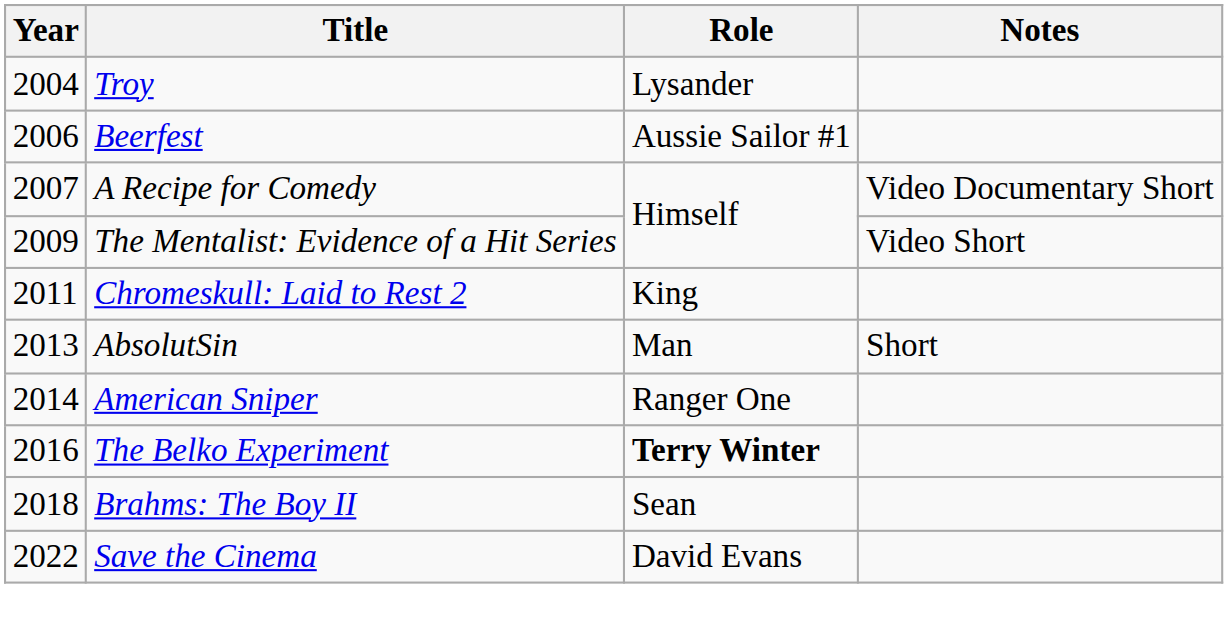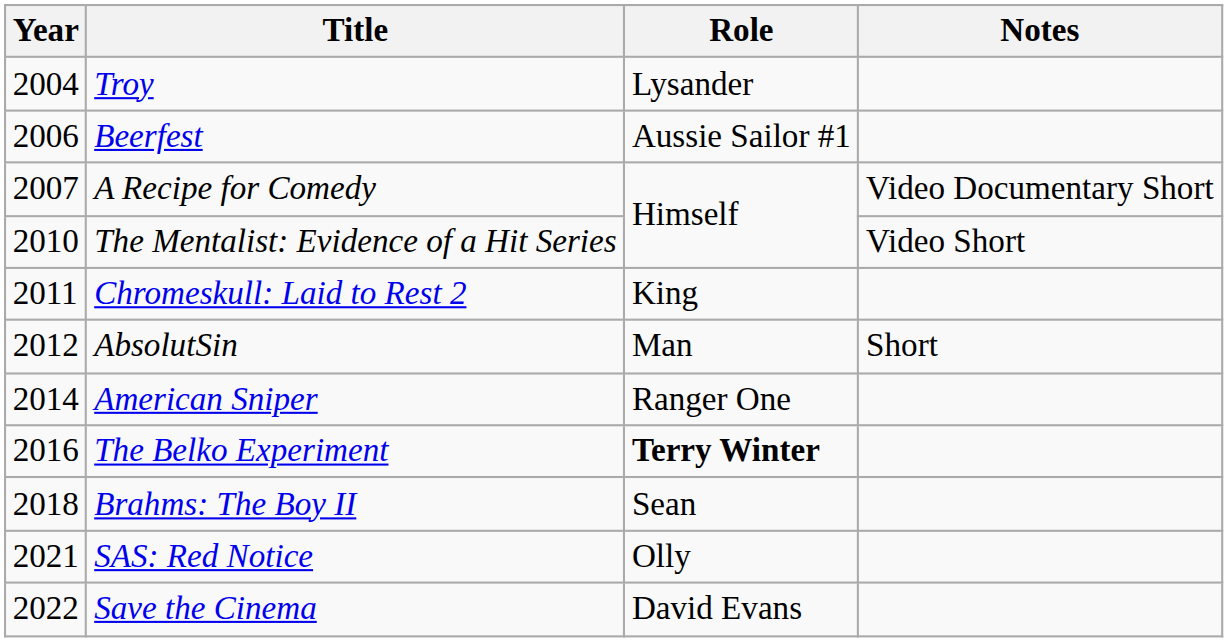(46, 240) 2009 -> (46, 240) 2010
(46, 345) 2013 -> (46, 345) 2012
+ row: (204, 556)
